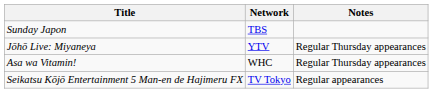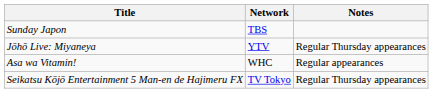(361, 63) Regular Thursday appearances -> (340, 63) Regular appearances
(340, 79) Regular appearances -> (361, 79) Regular Thursday appearances
